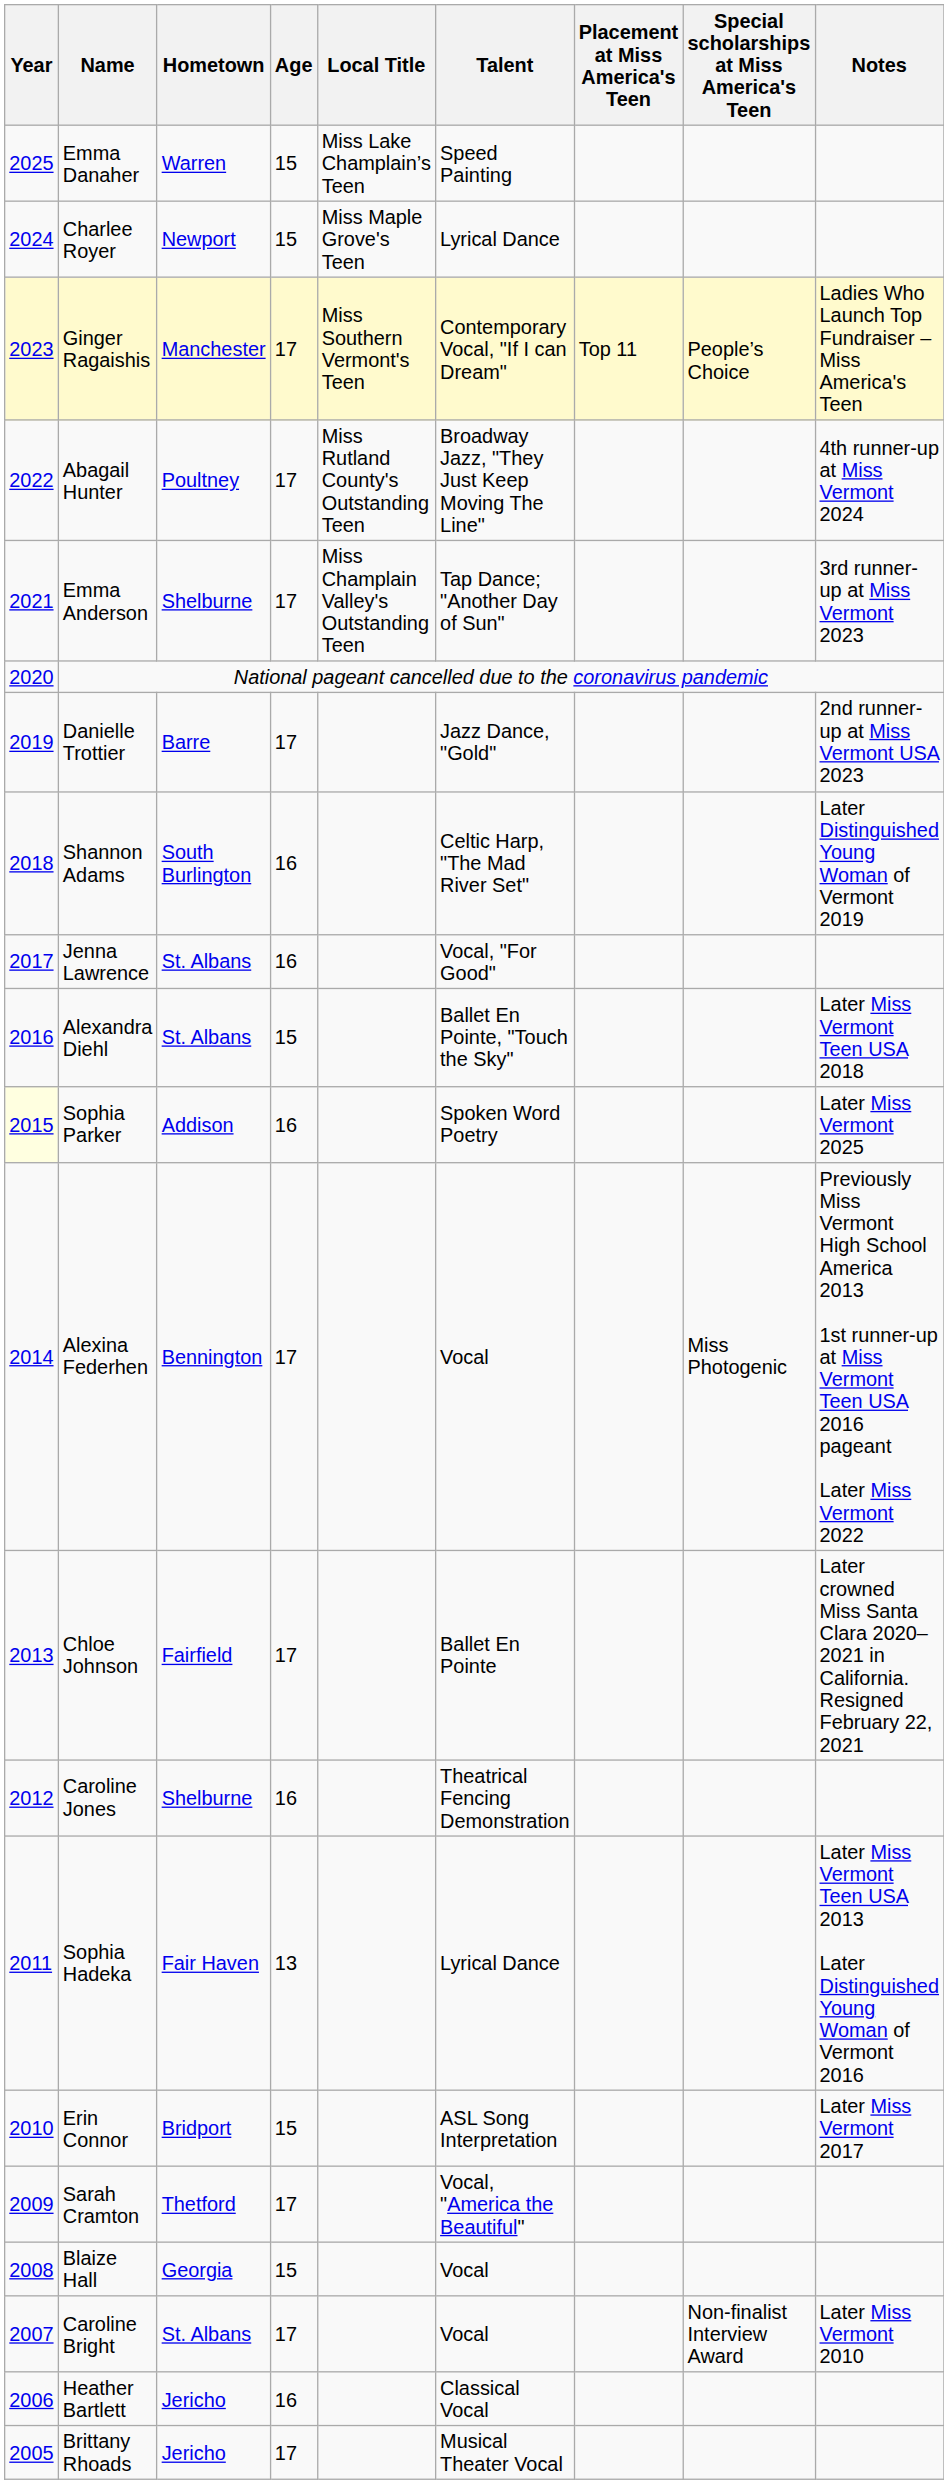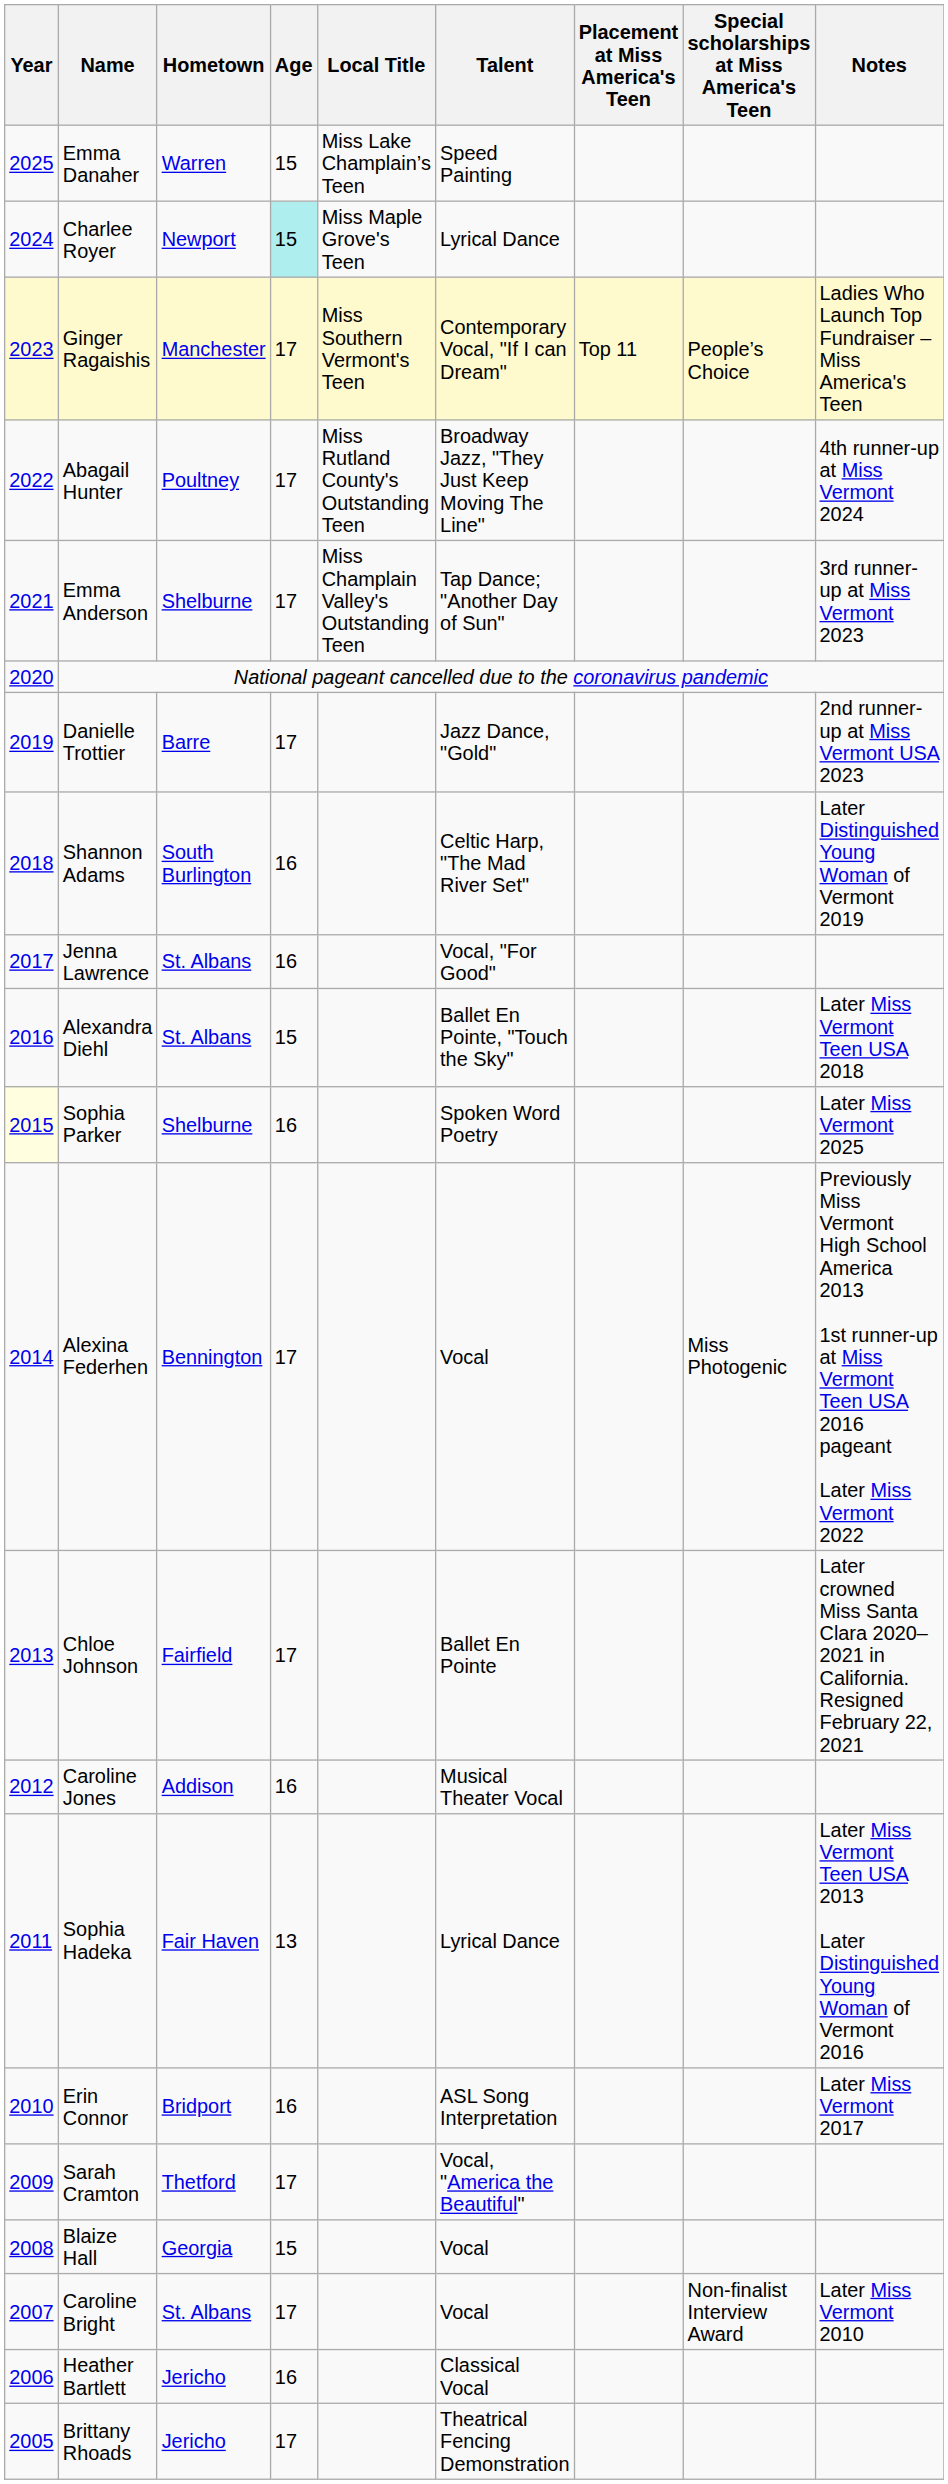(286, 240) no background -> (286, 240) paleturquoise background
(198, 1125) Addison -> (207, 1125) Shelburne
(207, 1798) Shelburne -> (198, 1787) Addison
(505, 1798) Theatrical Fencing Demonstration -> (501, 1787) Musical Theater Vocal
(286, 2128) 15 -> (286, 2106) 16
(501, 2453) Musical Theater Vocal -> (505, 2442) Theatrical Fencing Demonstration
